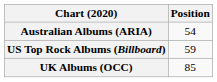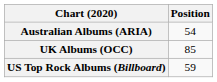rows swapped: (86, 67) <-> (86, 49)
